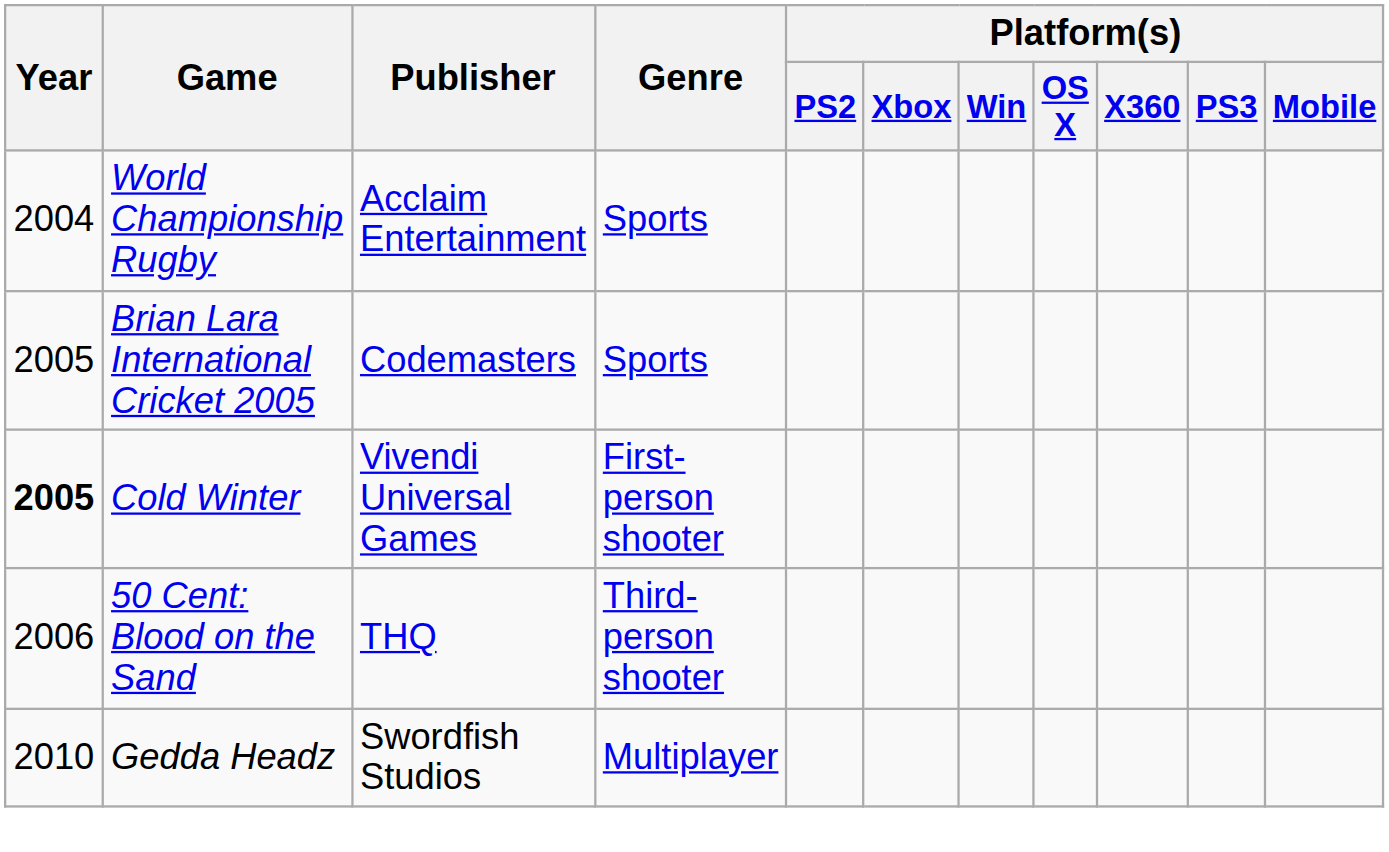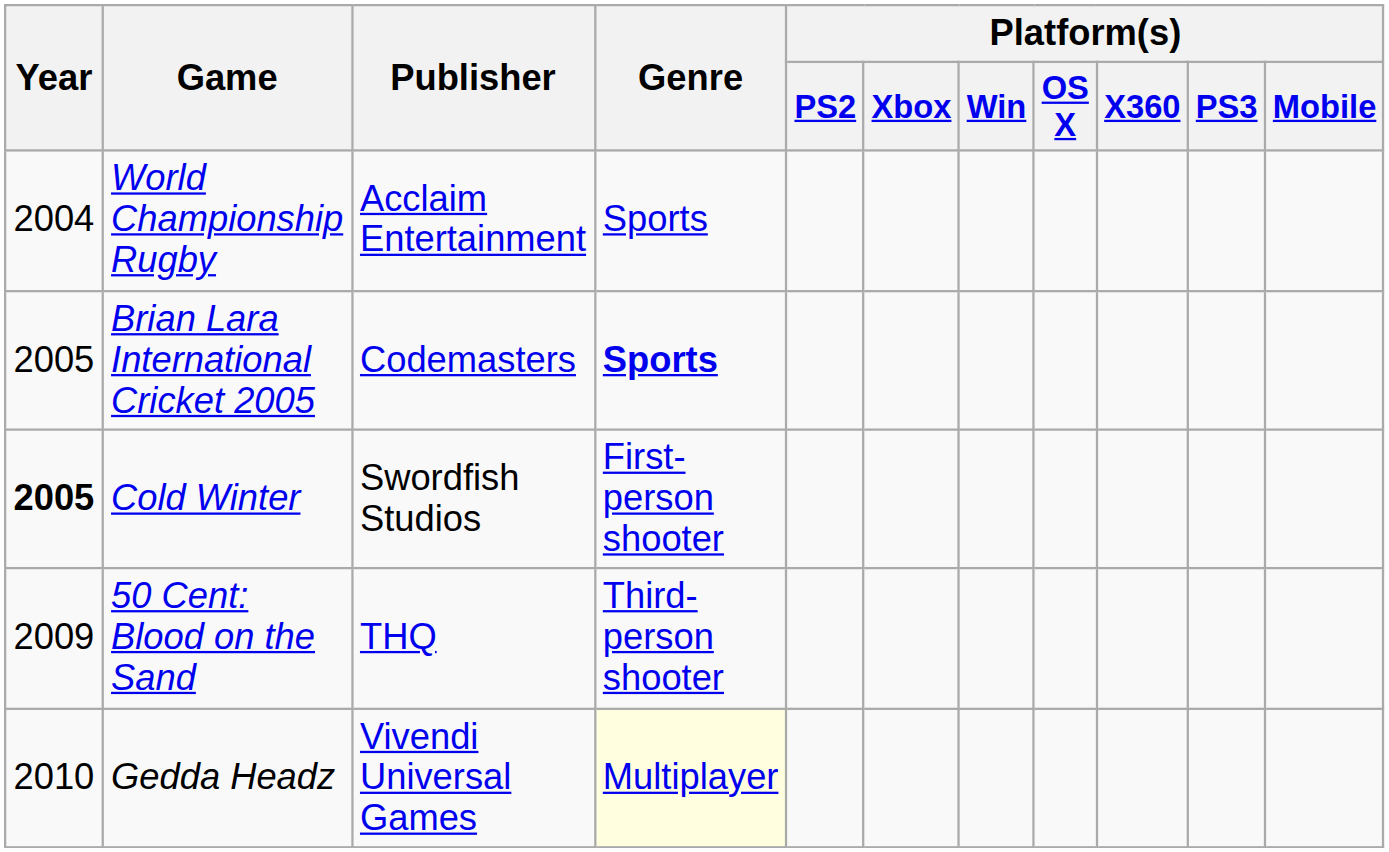(655, 359) normal -> (660, 359) bold
(436, 498) Vivendi Universal Games -> (440, 498) Swordfish Studios
(54, 637) 2006 -> (54, 637) 2009
(440, 756) Swordfish Studios -> (436, 777) Vivendi Universal Games
(691, 756) no background -> (691, 777) lightyellow background
